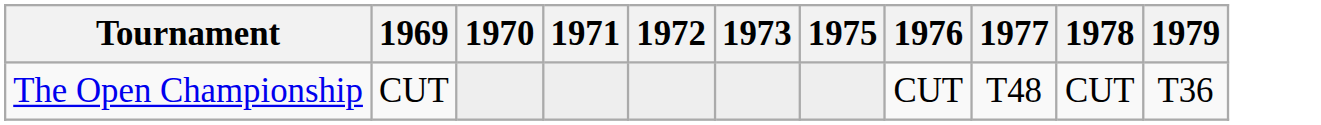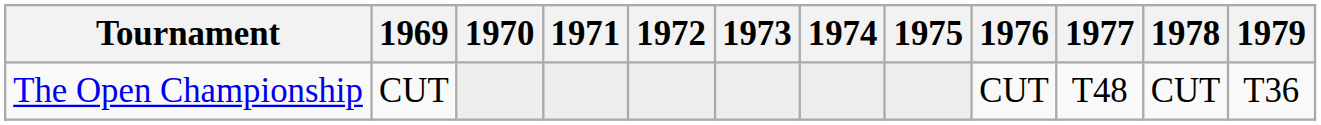+ column: (843, 33)
